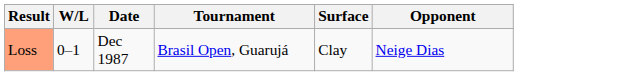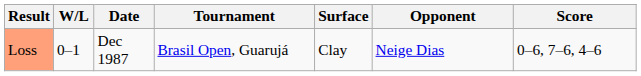+ column: (575, 16)
